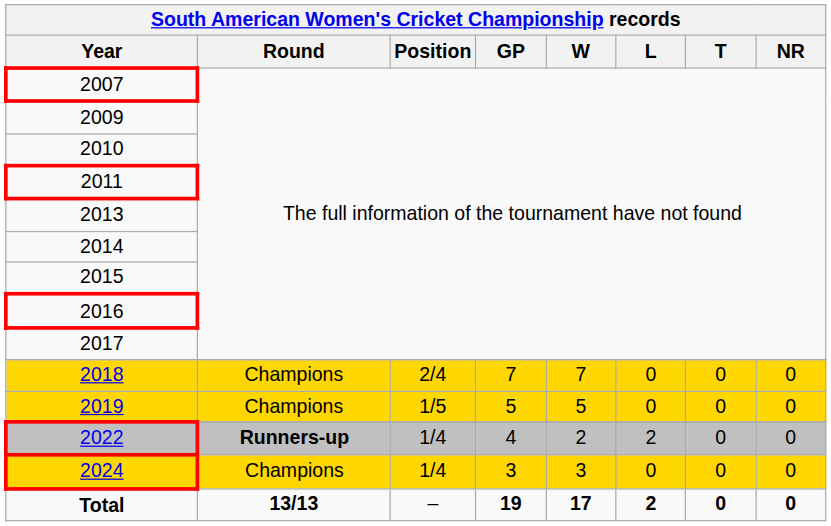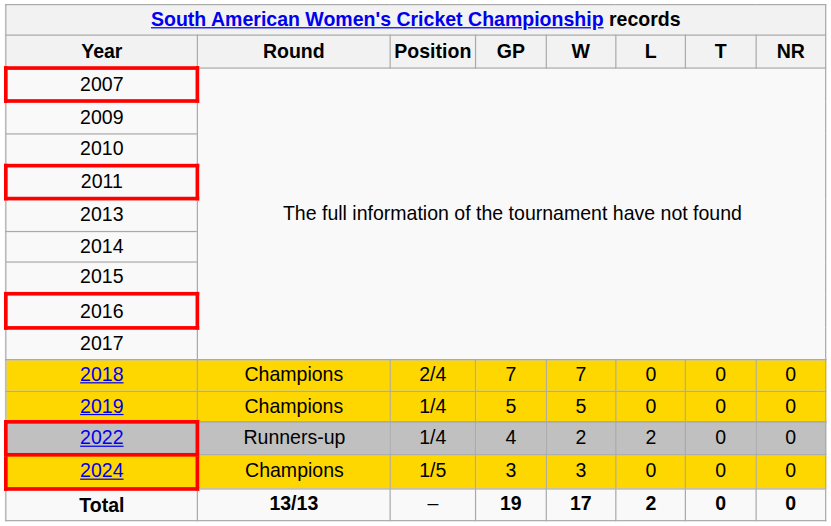(433, 406) 1/5 -> (433, 406) 1/4
(294, 438) bold -> (294, 438) normal
(433, 471) 1/4 -> (433, 471) 1/5
